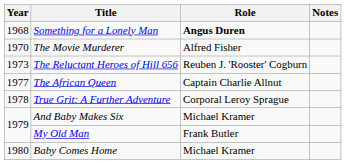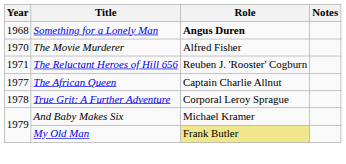(18, 64) 1973 -> (18, 64) 1971
(211, 133) no background -> (211, 133) khaki background
- row: (75, 151)
